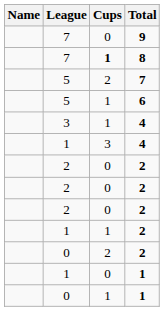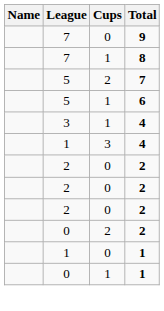(107, 58) bold -> (107, 58) normal
- row: (67, 231)
